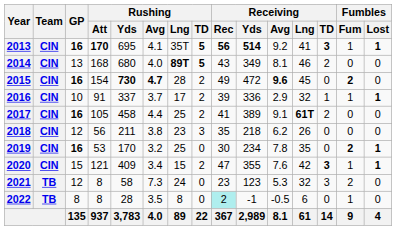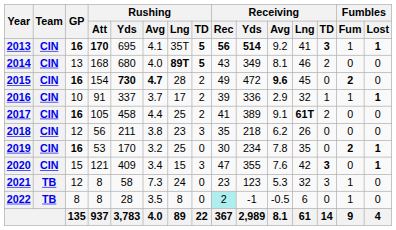(202, 166) 2 -> (202, 166) 3
(350, 166) 1 -> (350, 166) 0
(350, 183) 2 -> (350, 183) 1
